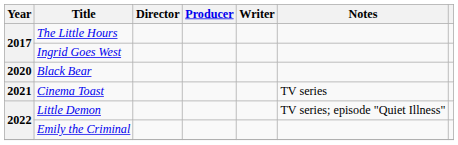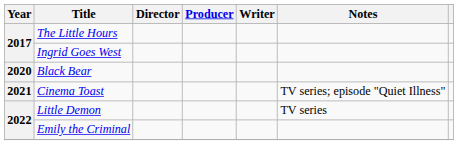(304, 91) TV series -> (363, 91) TV series; episode "Quiet Illness"
(363, 110) TV series; episode "Quiet Illness" -> (304, 110) TV series
